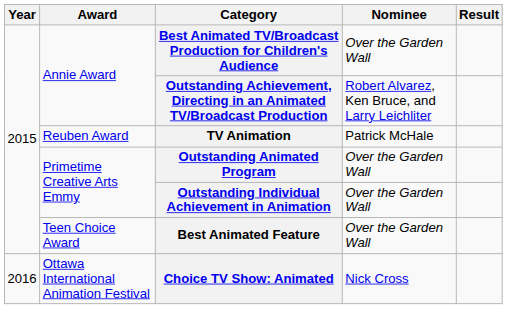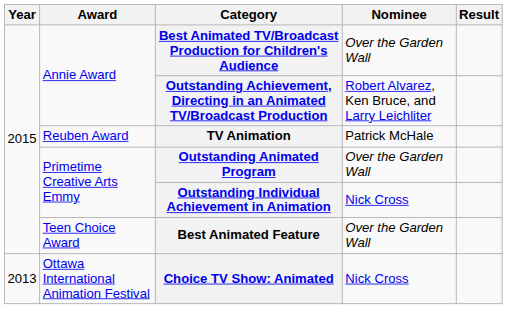(394, 200) Over the Garden Wall -> (377, 200) Nick Cross
(22, 278) 2016 -> (22, 278) 2013
